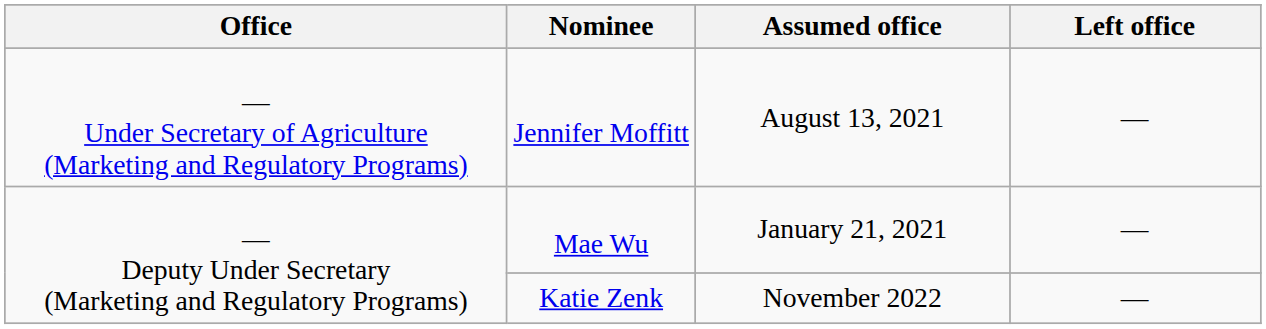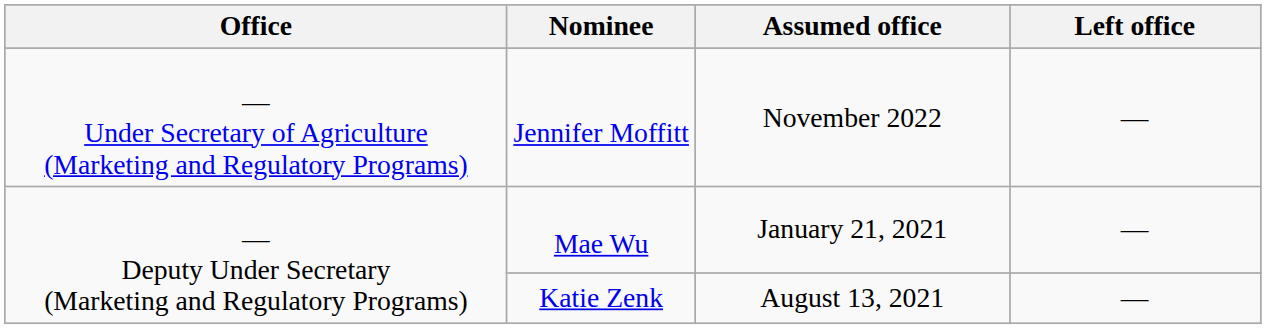(852, 117) August 13, 2021 -> (852, 117) November 2022
(852, 297) November 2022 -> (852, 297) August 13, 2021
